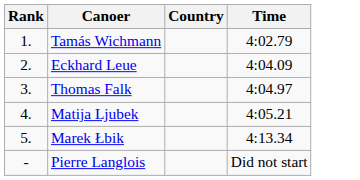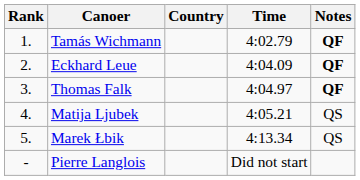+ column: (333, 16)
